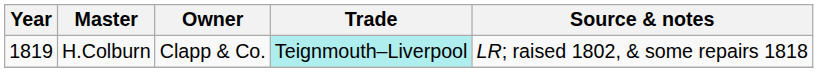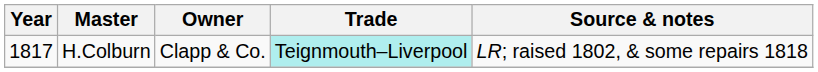(31, 51) 1819 -> (31, 51) 1817
